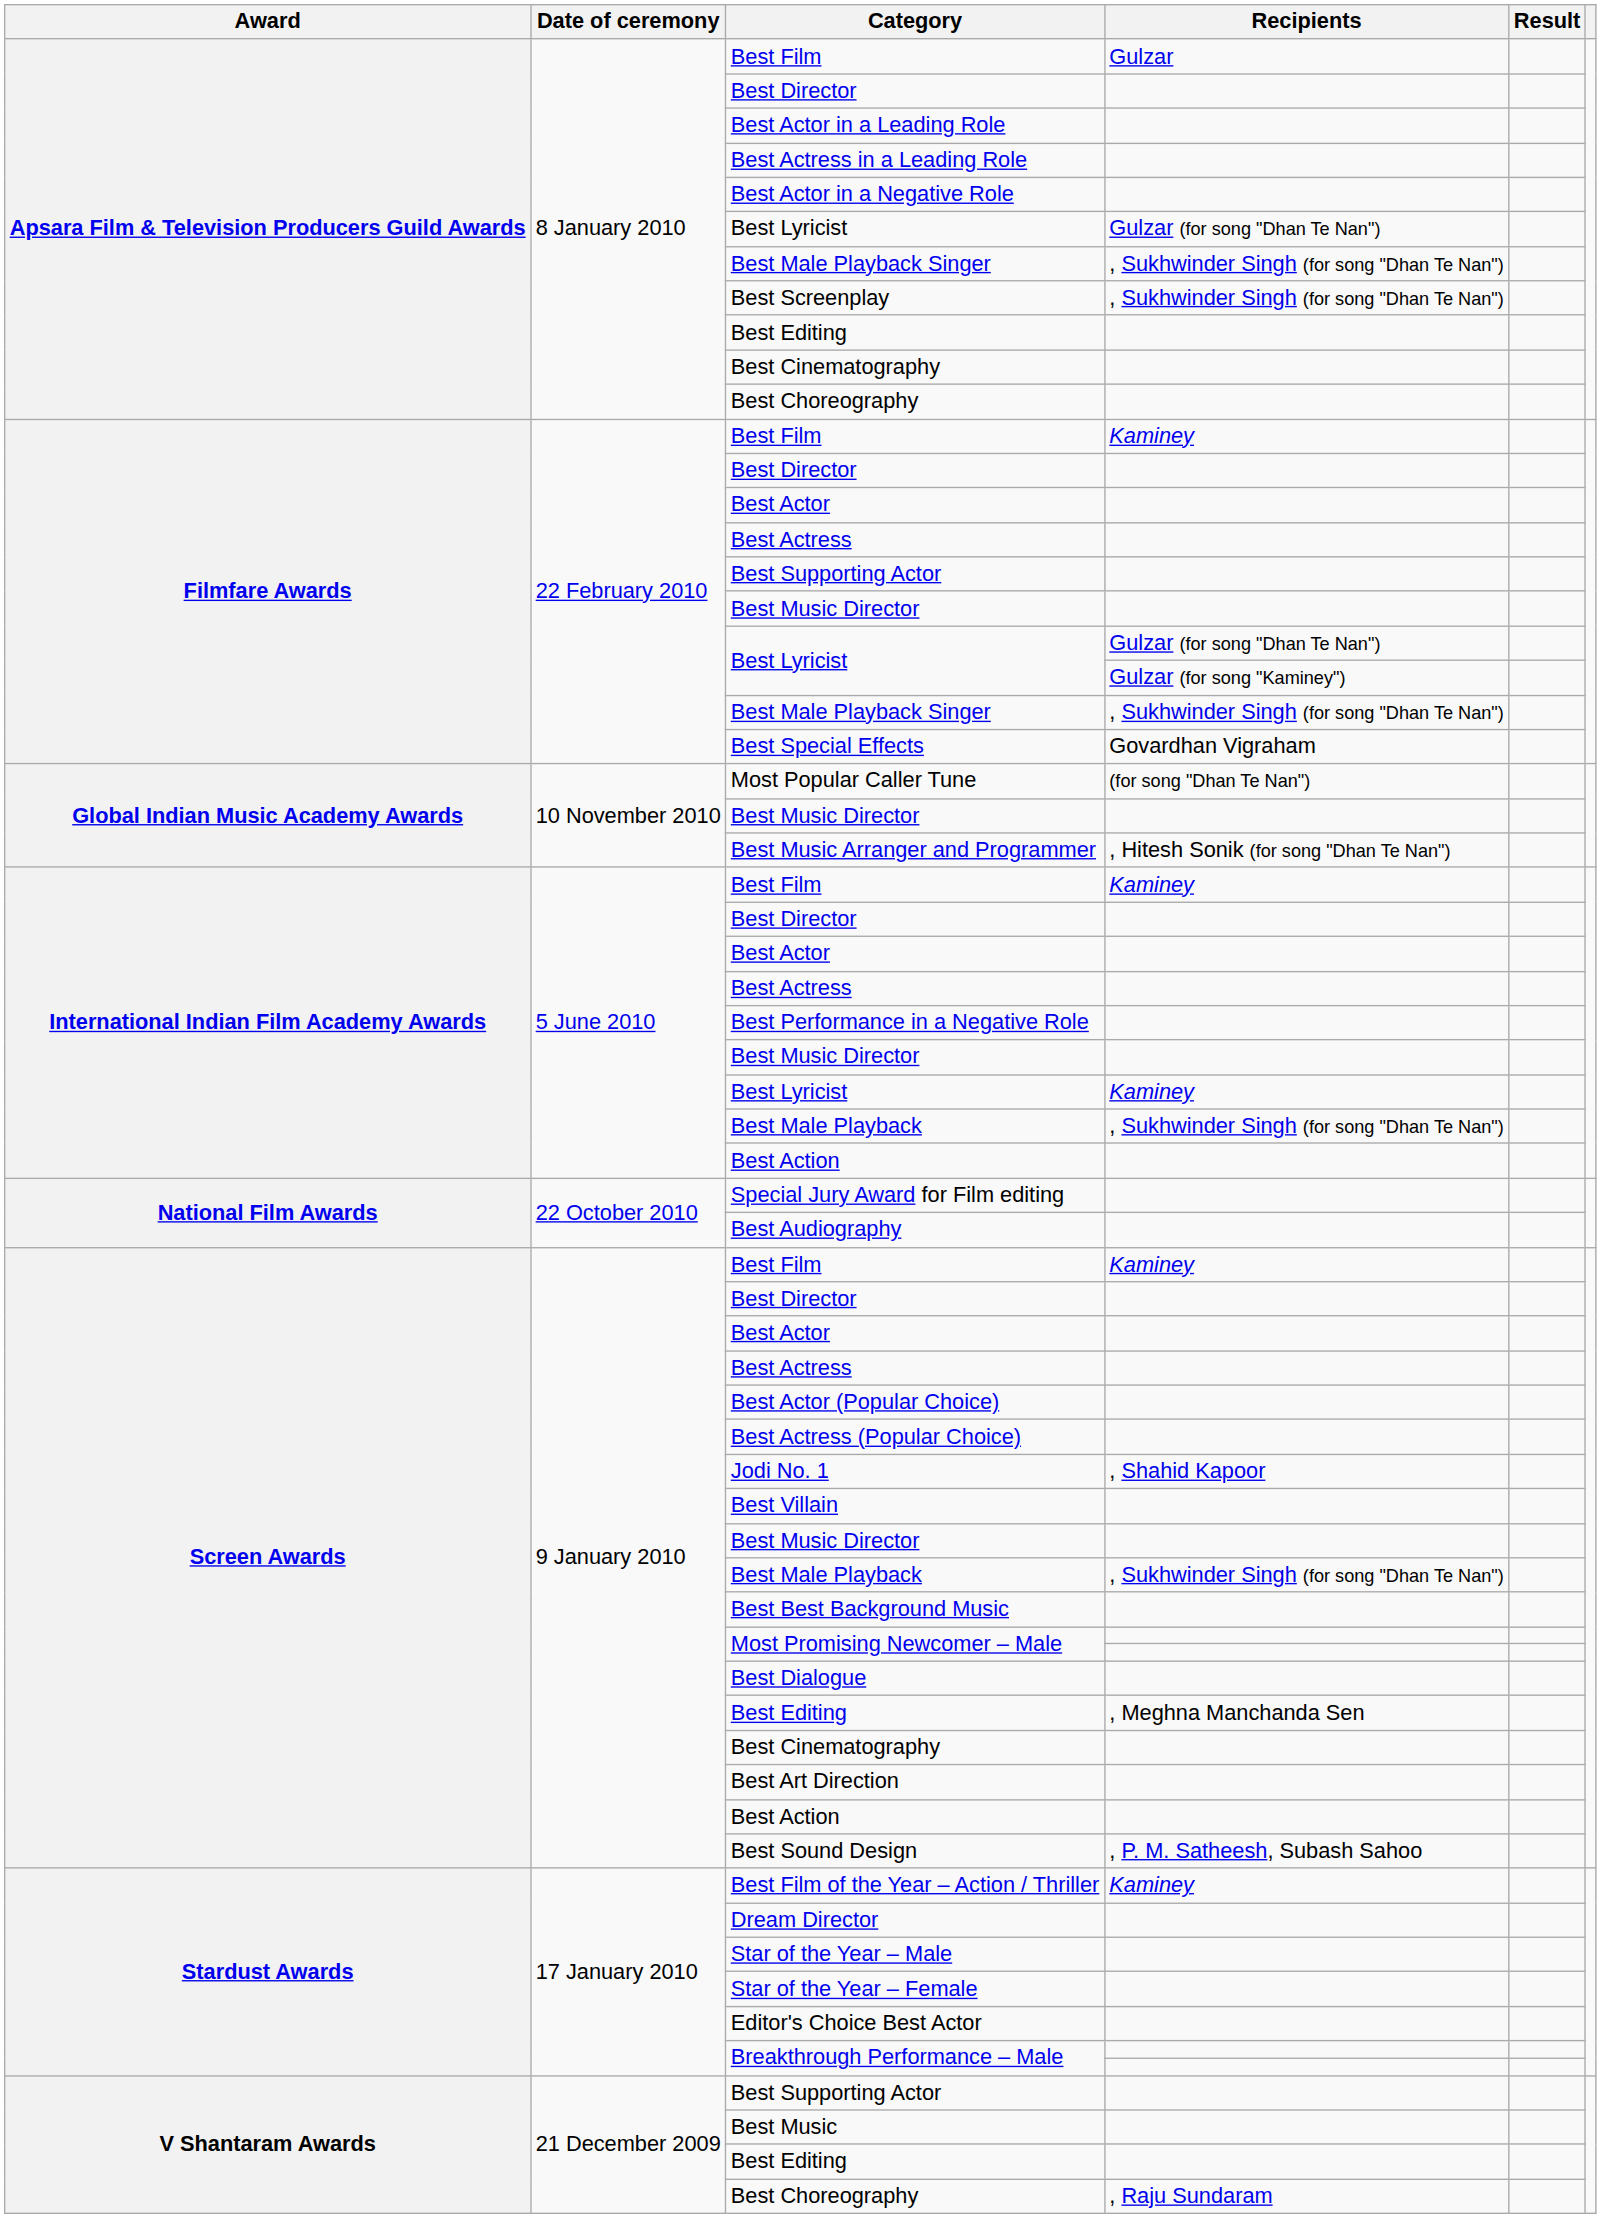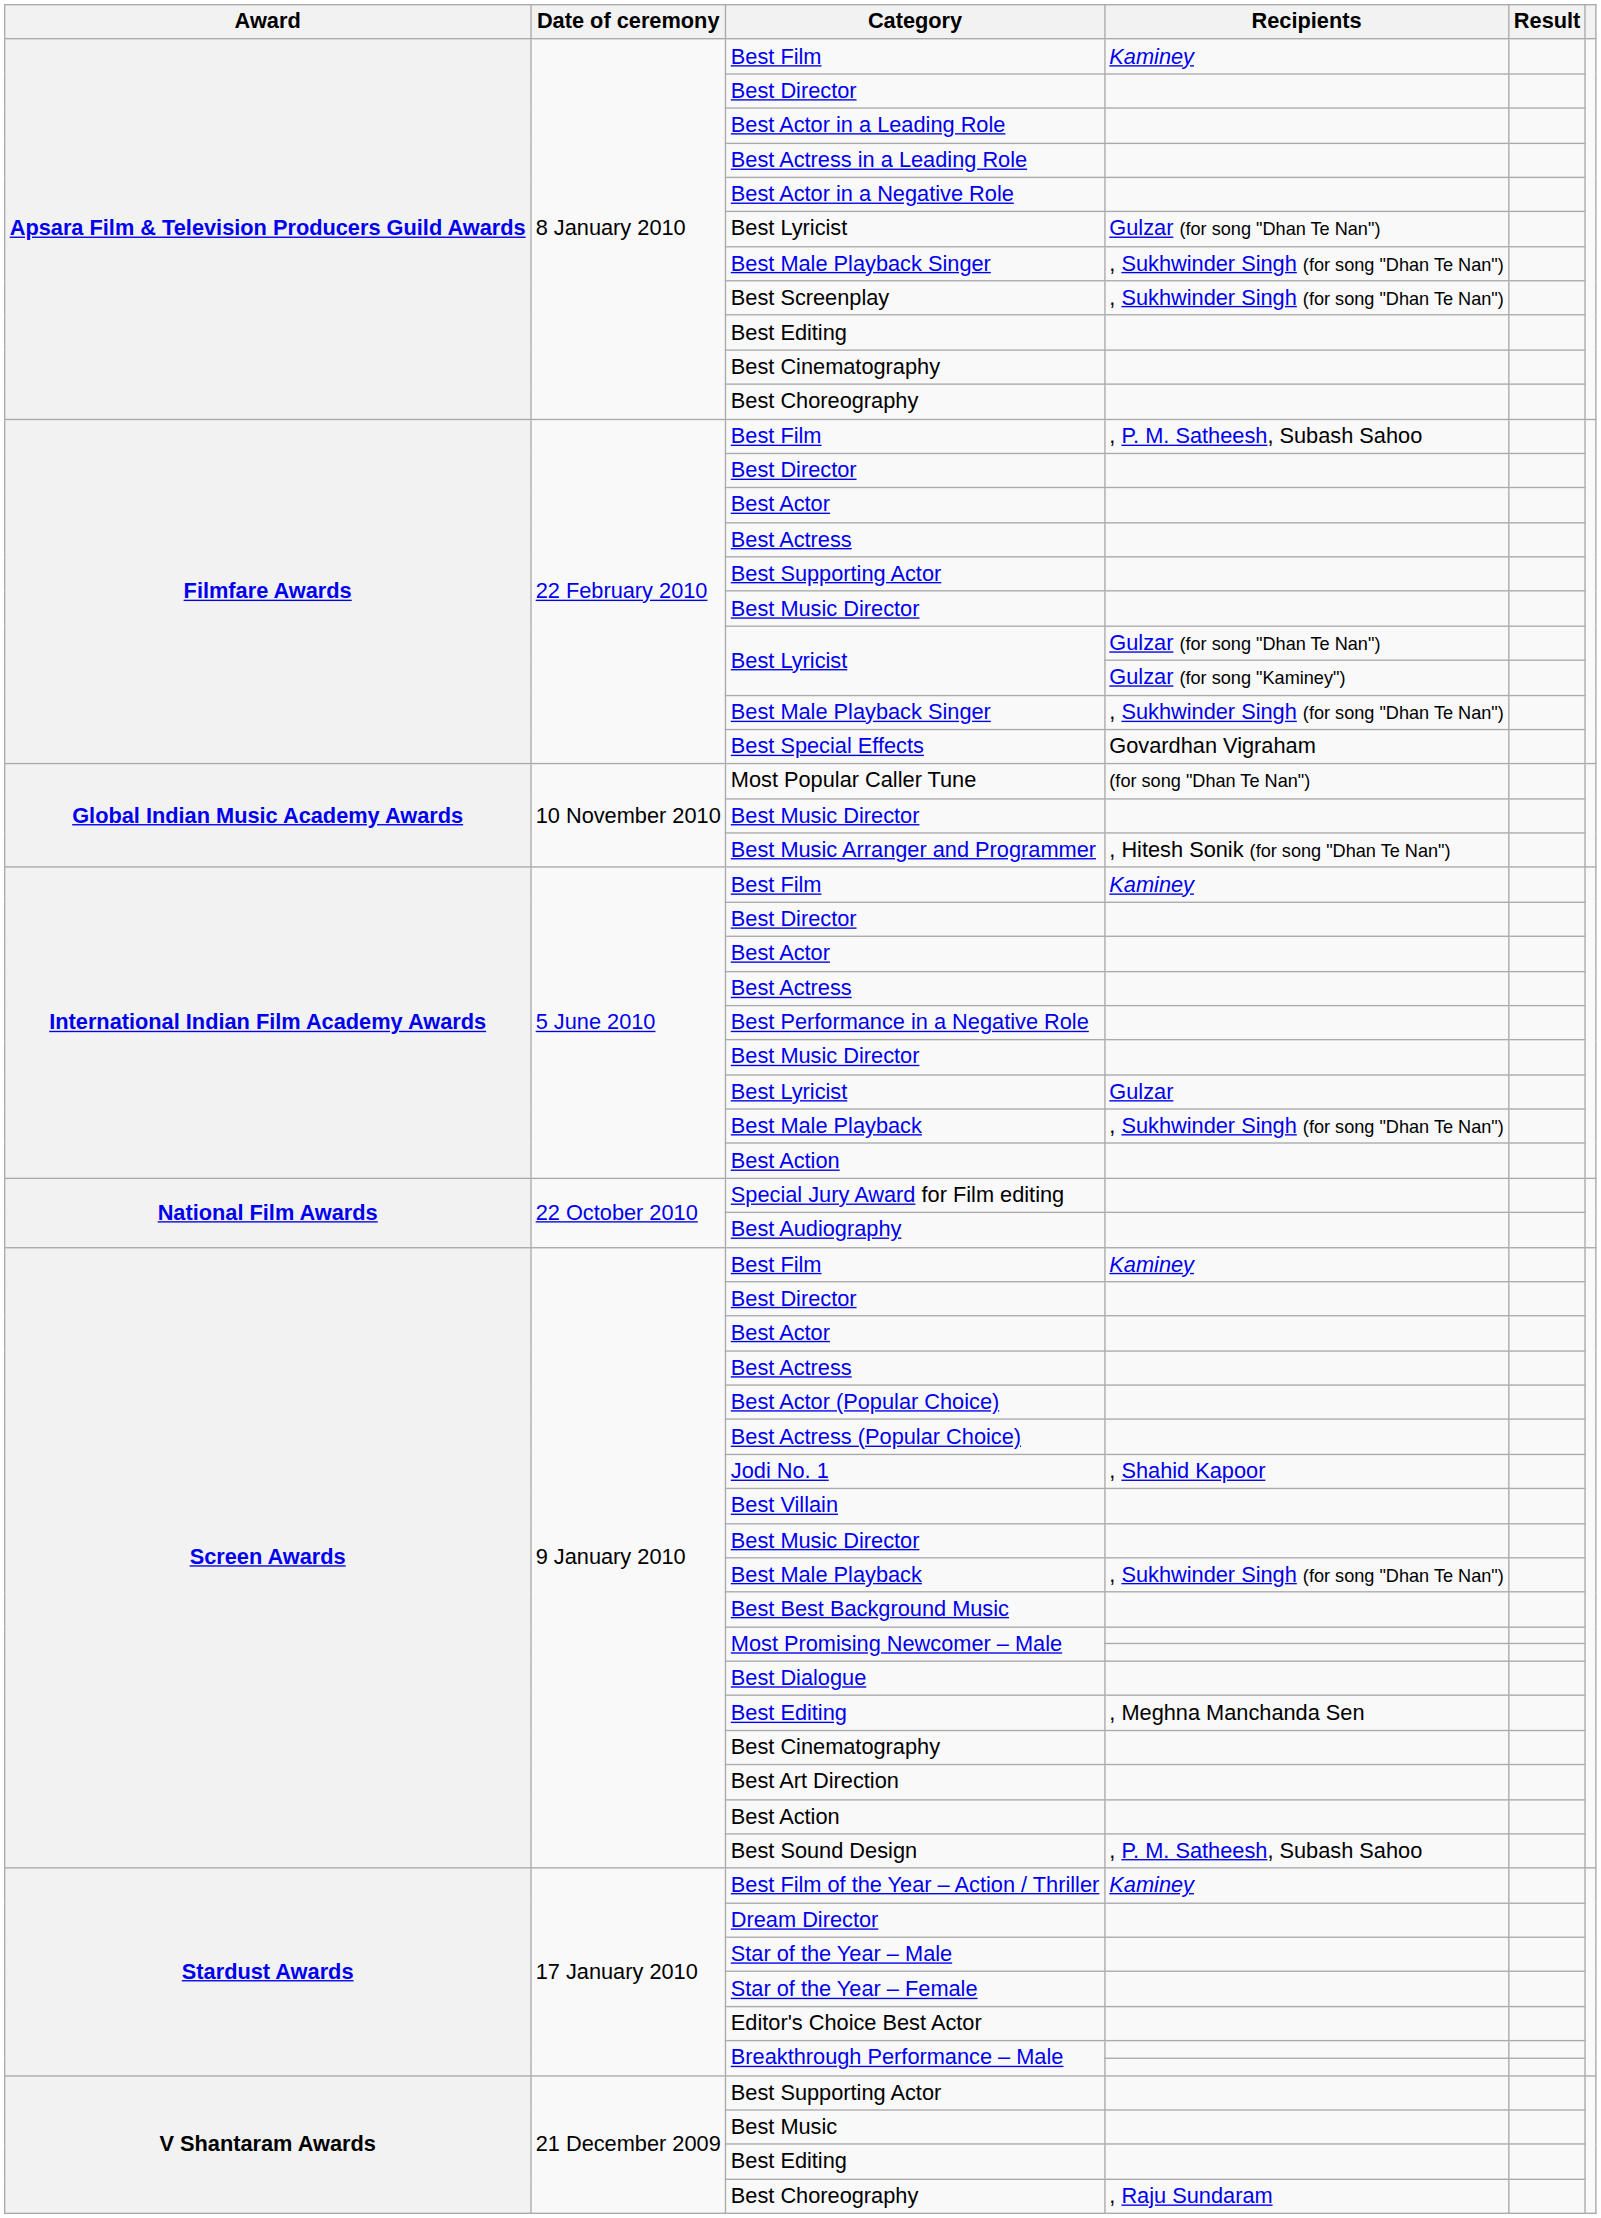(1141, 56) Gulzar -> (1152, 56) Kaminey
(1152, 435) Kaminey -> (1266, 435) , P. M. Satheesh, Subash Sahoo
(1152, 1091) Kaminey -> (1141, 1091) Gulzar
